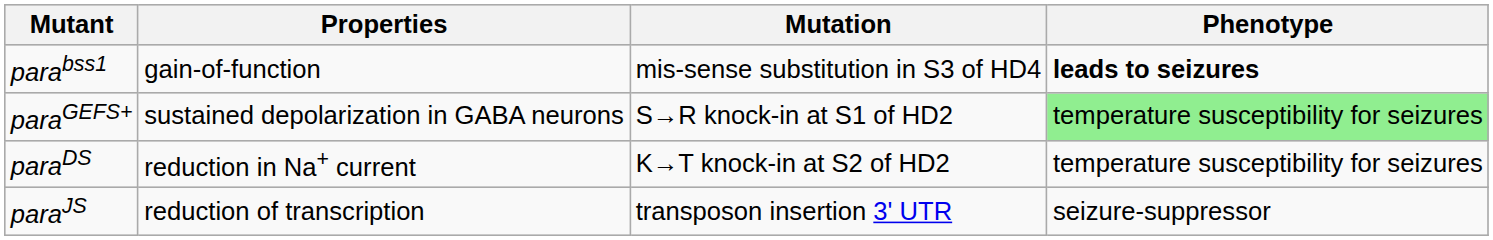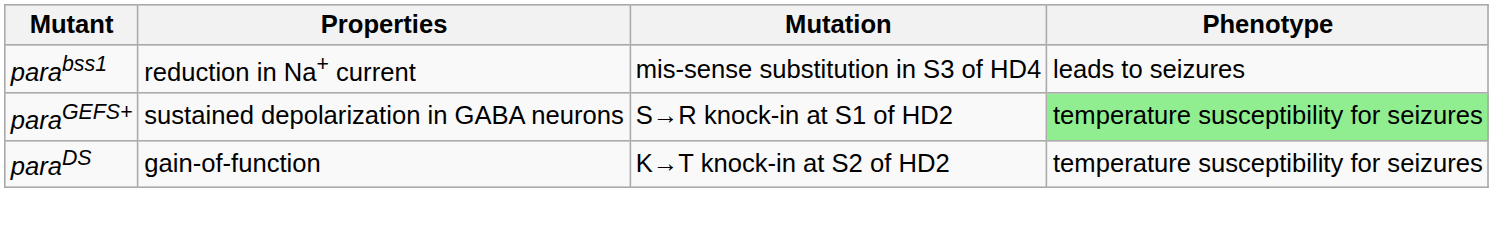(233, 68) gain-of-function -> (280, 68) reduction in Na+ current
(1156, 68) bold -> (1149, 68) normal
(280, 163) reduction in Na+ current -> (233, 163) gain-of-function
- row: (49, 211)
